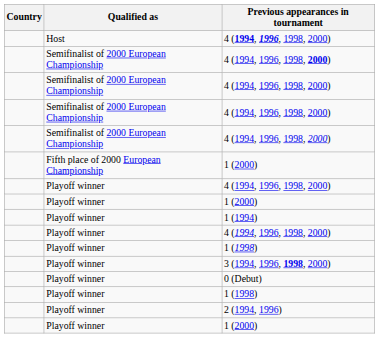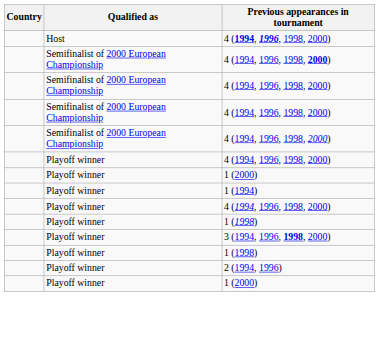- row: (103, 165)
- row: (75, 279)
